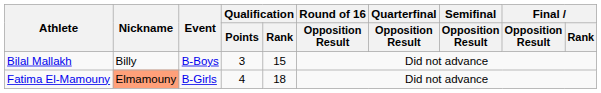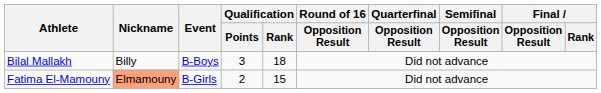(280, 61) 15 -> (280, 61) 18
(242, 79) 4 -> (242, 79) 2
(280, 79) 18 -> (280, 79) 15
